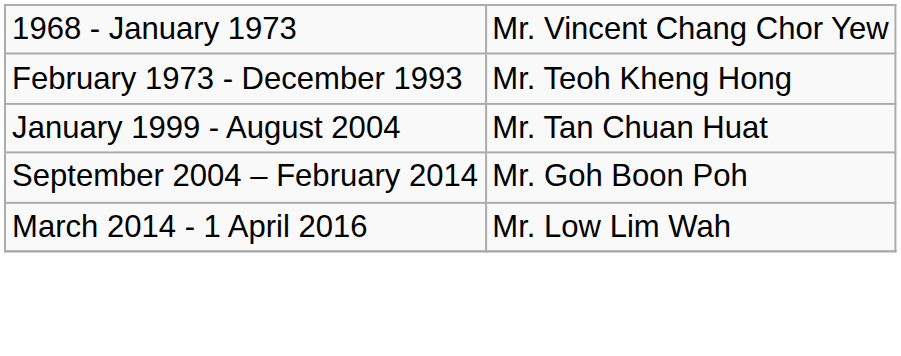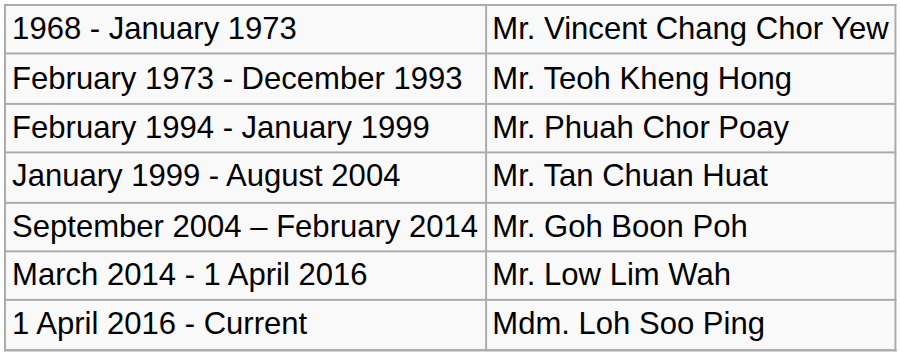+ row: (221, 127)
+ row: (160, 324)
